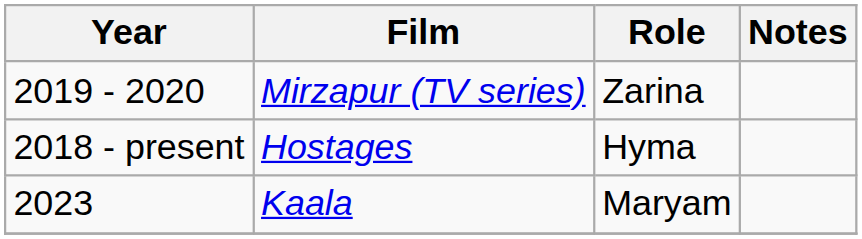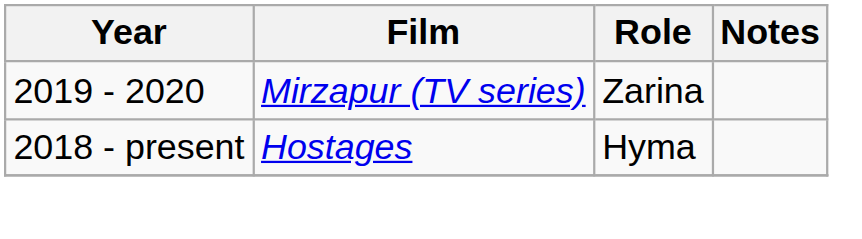- row: (307, 203)
